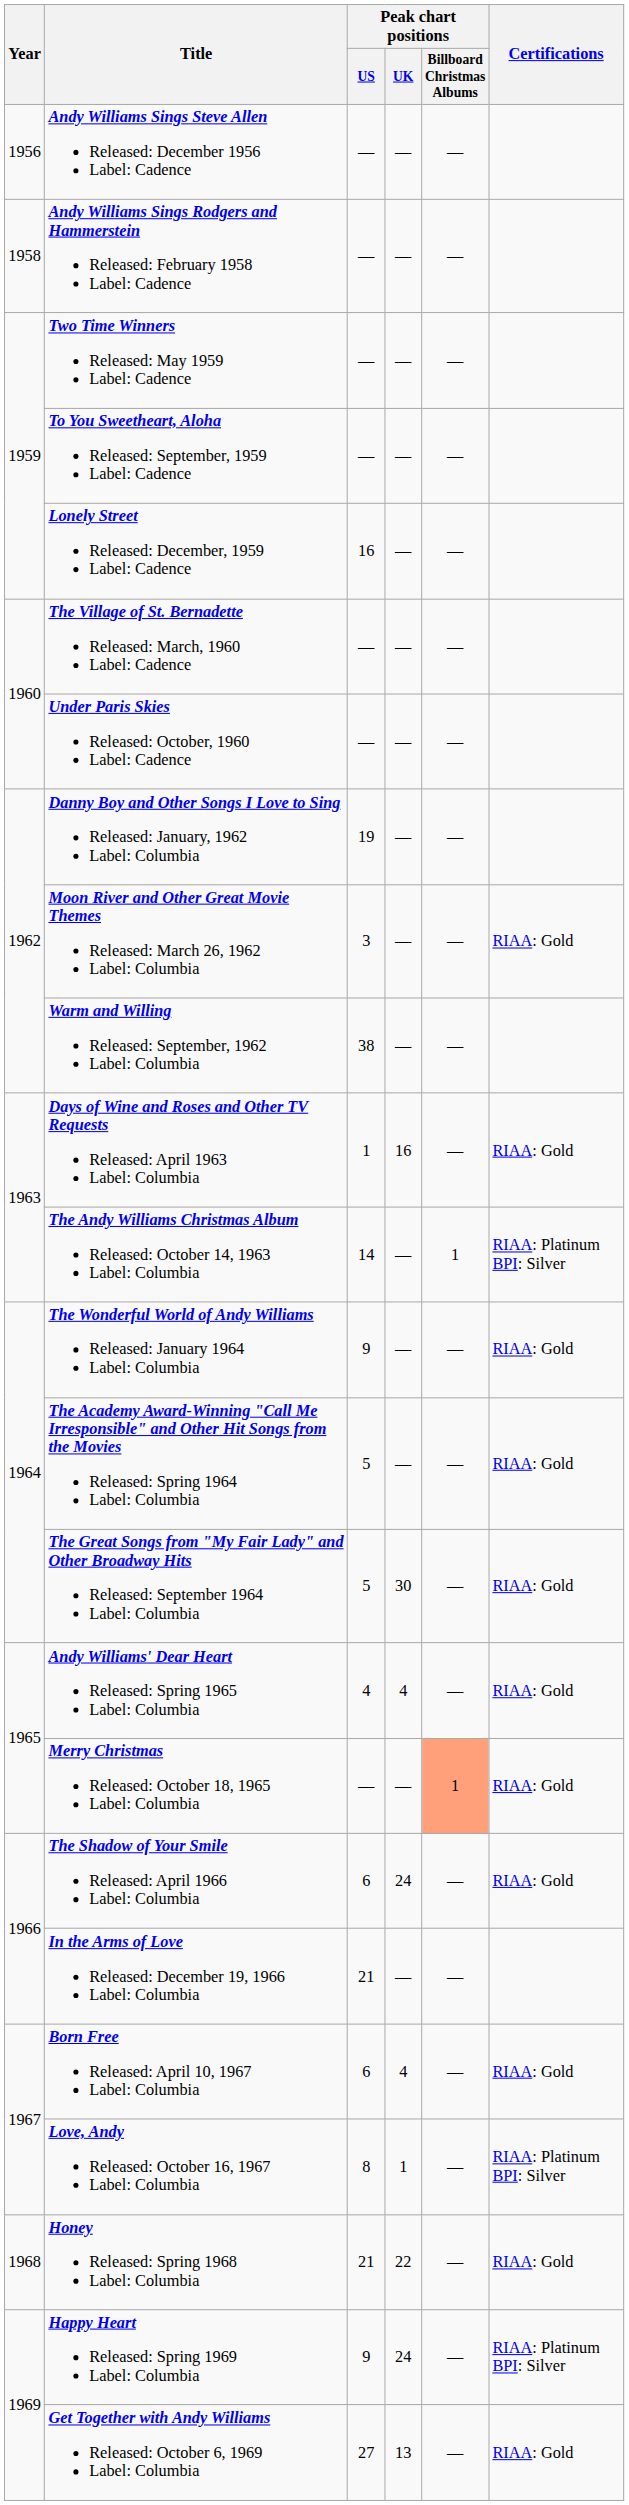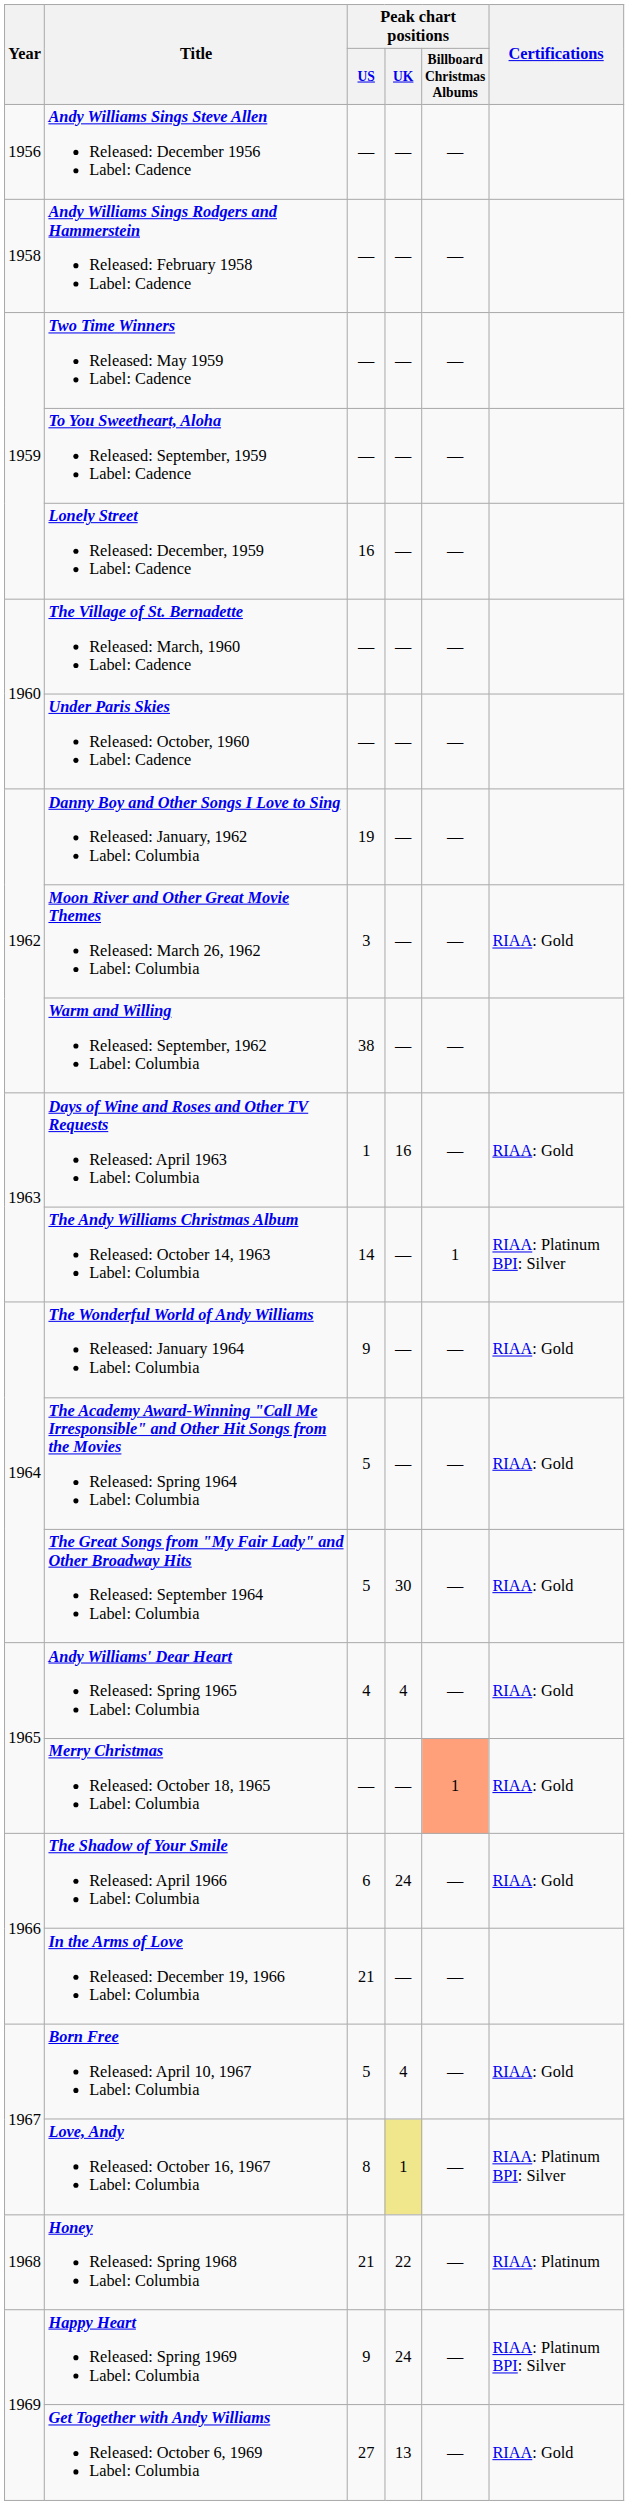(366, 2071) 6 -> (366, 2071) 5
(403, 2166) no background -> (403, 2166) khaki background
(533, 2262) RIAA: Gold -> (546, 2262) RIAA: Platinum
